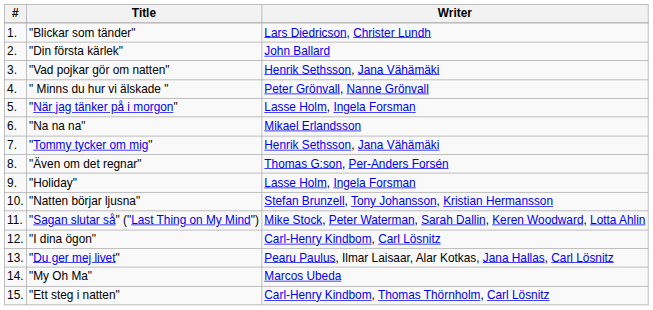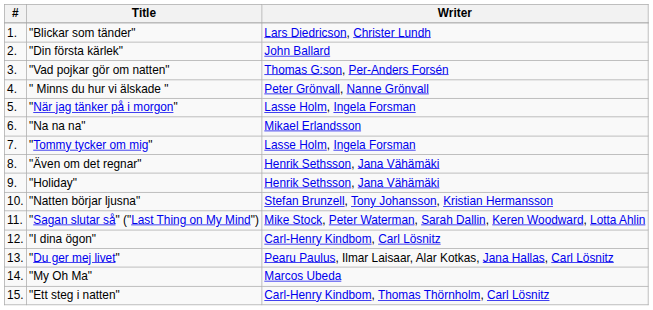(352, 70) Henrik Sethsson, Jana Vähämäki -> (356, 70) Thomas G:son, Per-Anders Forsén
(352, 145) Henrik Sethsson, Jana Vähämäki -> (340, 145) Lasse Holm, Ingela Forsman
(356, 164) Thomas G:son, Per-Anders Forsén -> (352, 164) Henrik Sethsson, Jana Vähämäki
(340, 182) Lasse Holm, Ingela Forsman -> (352, 182) Henrik Sethsson, Jana Vähämäki
